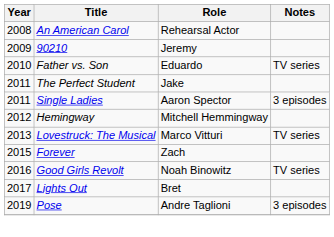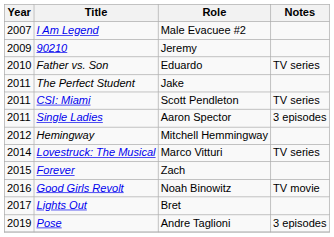+ row: (68, 30)
- row: (83, 30)
+ row: (64, 100)
(19, 135) 2013 -> (19, 153) 2014
(296, 170) TV series -> (296, 188) TV movie
